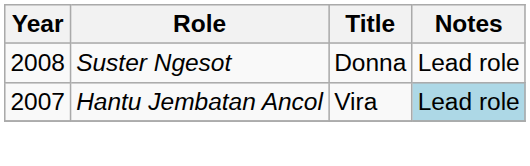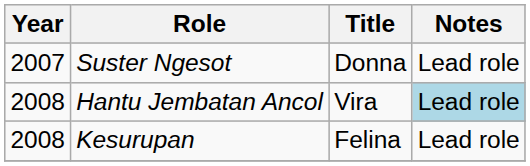(38, 62) 2008 -> (38, 62) 2007
(38, 101) 2007 -> (38, 101) 2008
+ row: (135, 140)
